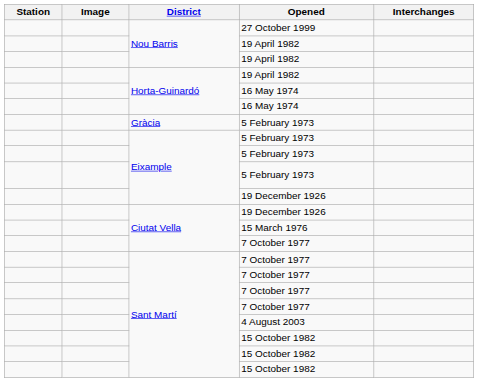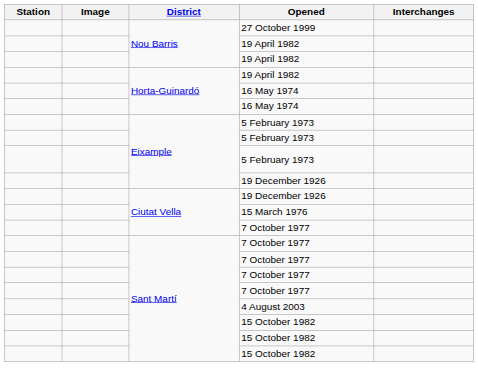- row: (146, 122)
